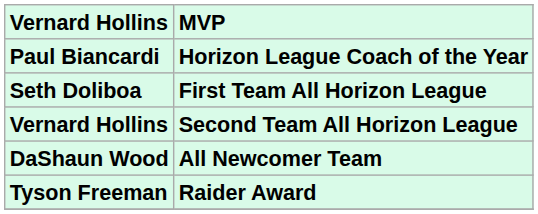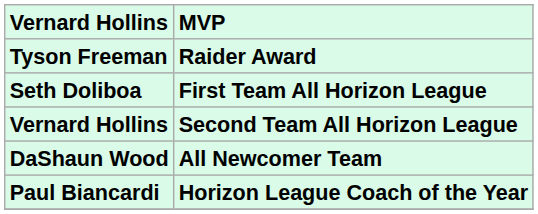rows swapped: (89, 193) <-> (85, 56)
